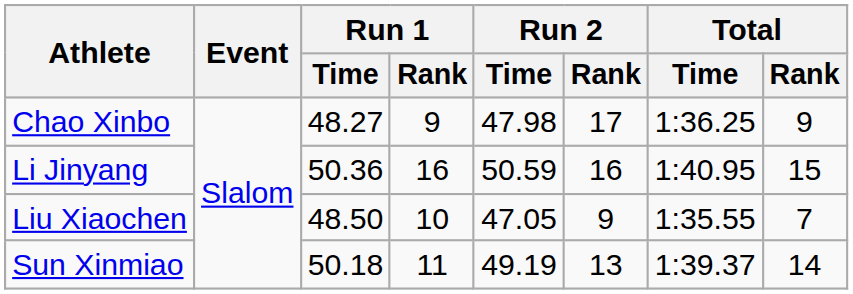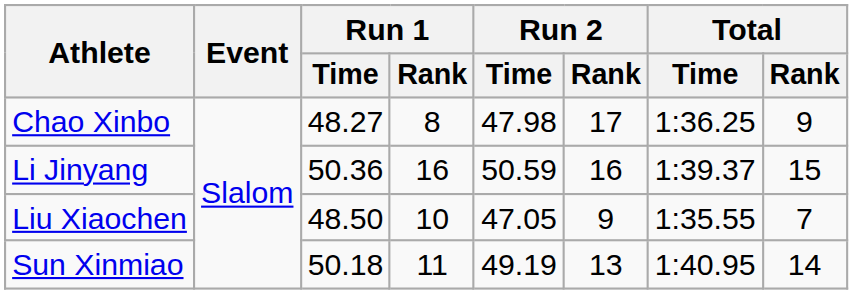(432, 122) 9 -> (432, 122) 8
(705, 170) 1:40.95 -> (705, 170) 1:39.37
(705, 266) 1:39.37 -> (705, 266) 1:40.95
